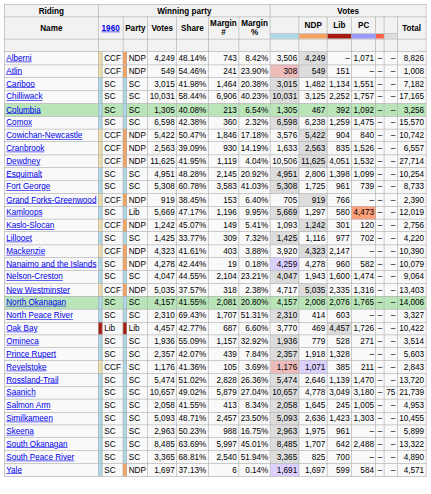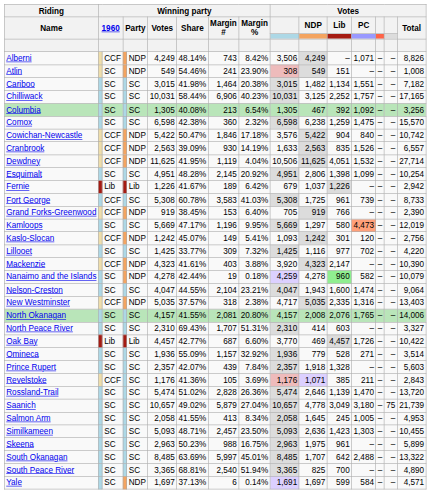(113, 71) CCF -> (110, 71) SC
+ row: (18, 187)
(110, 187) SC -> (113, 199) CCF
(134, 212) Lib -> (134, 225) SC
(343, 264) no background -> (343, 277) lightgreen background
